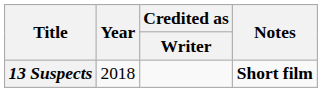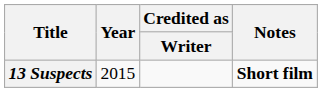(118, 73) 2018 -> (118, 73) 2015
